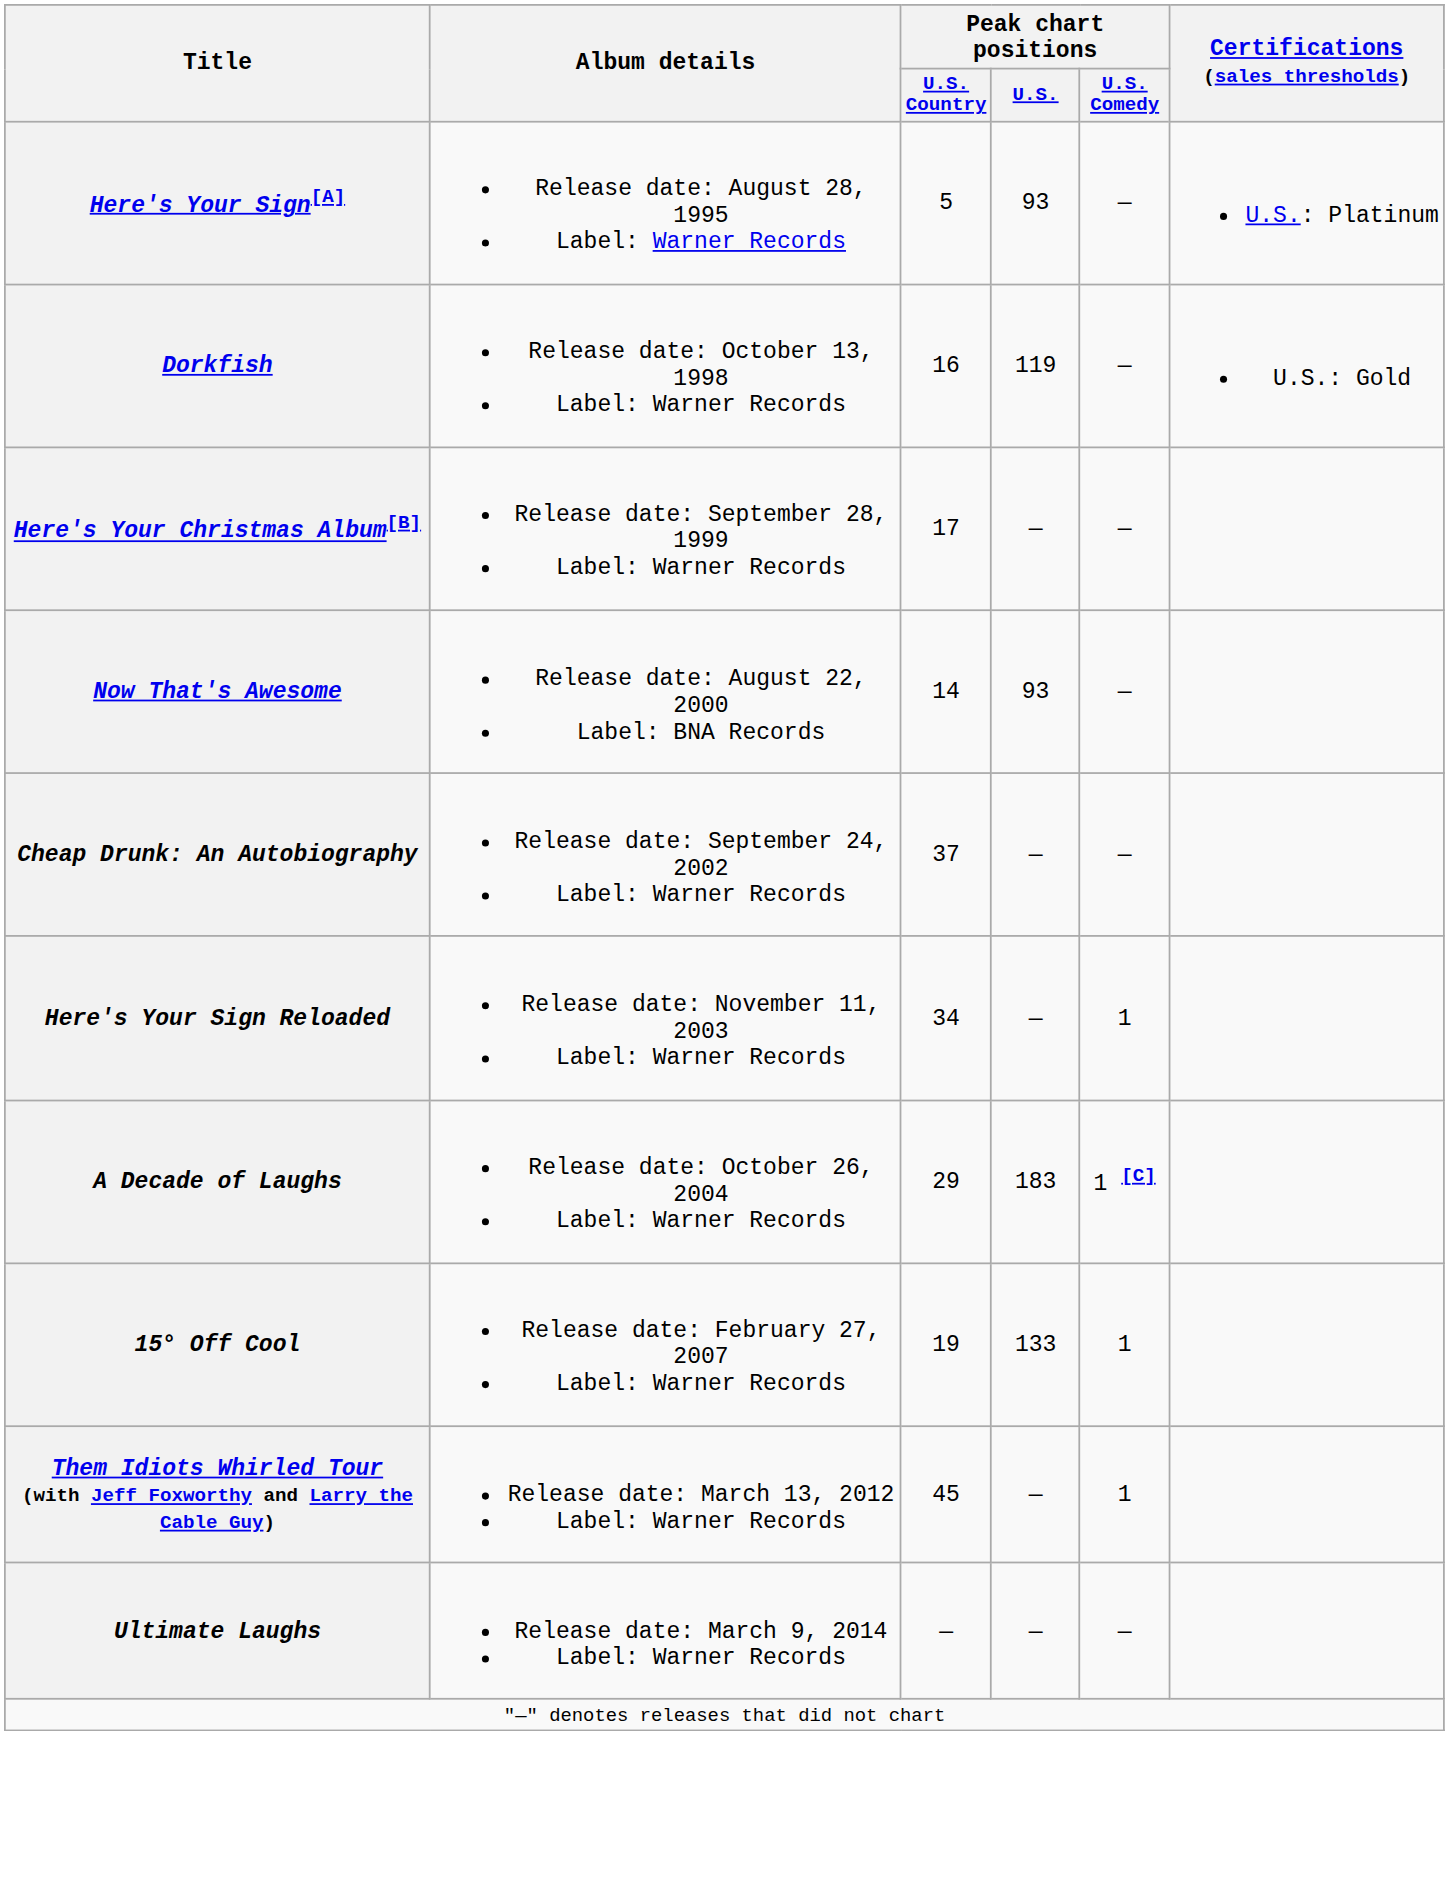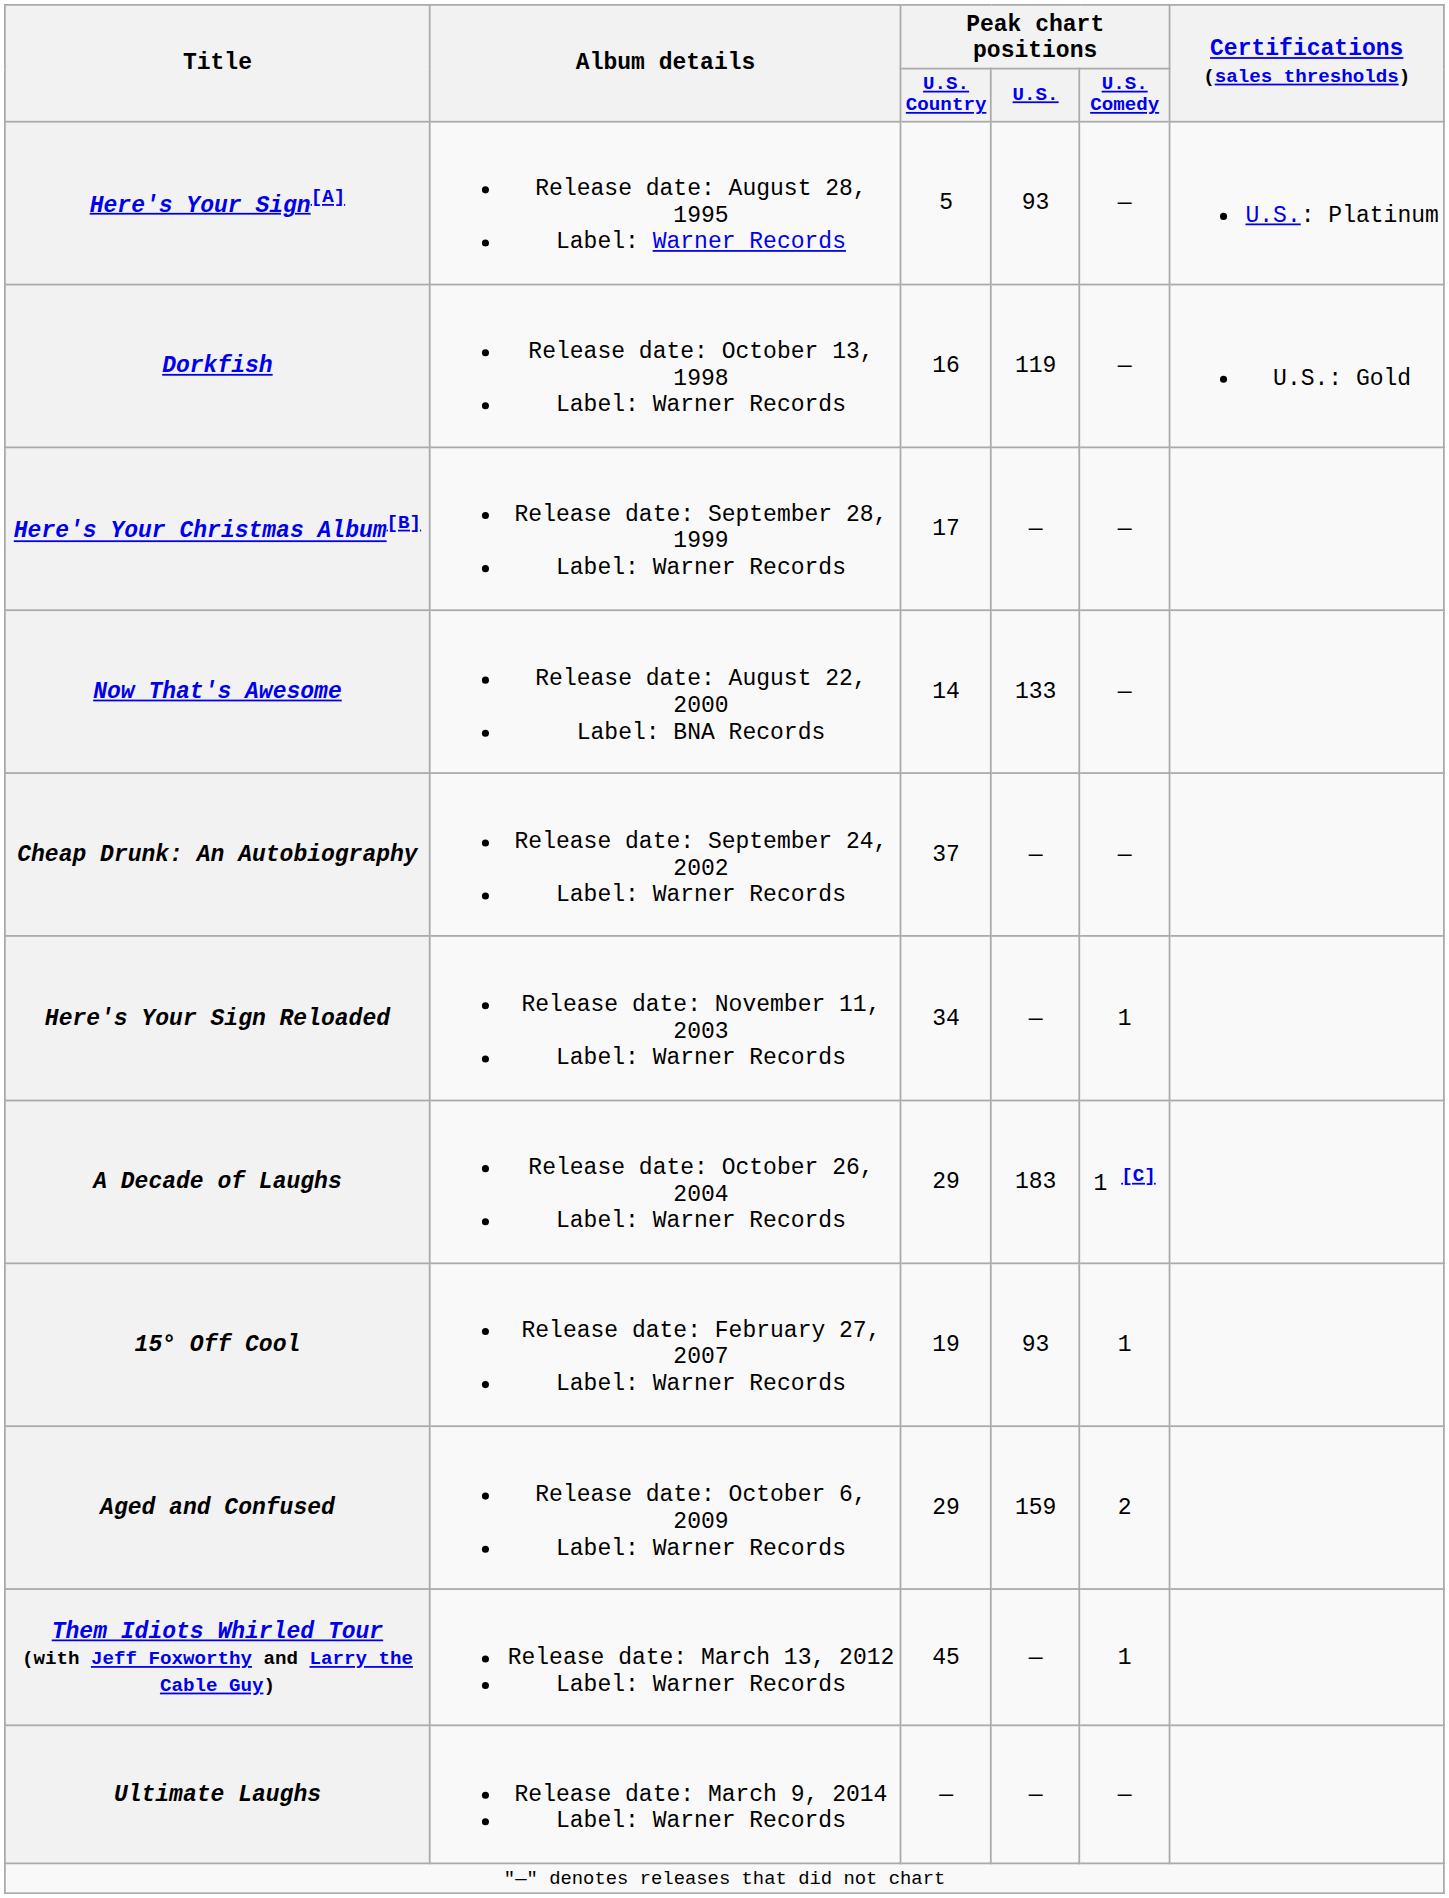(1036, 692) 93 -> (1036, 692) 133
(1036, 1345) 133 -> (1036, 1345) 93
+ row: (217, 1508)
